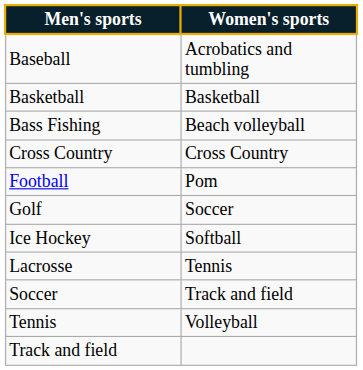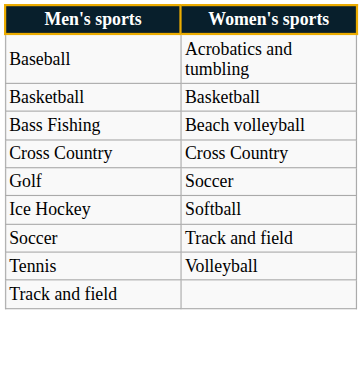- row: (39, 181)
- row: (41, 266)
